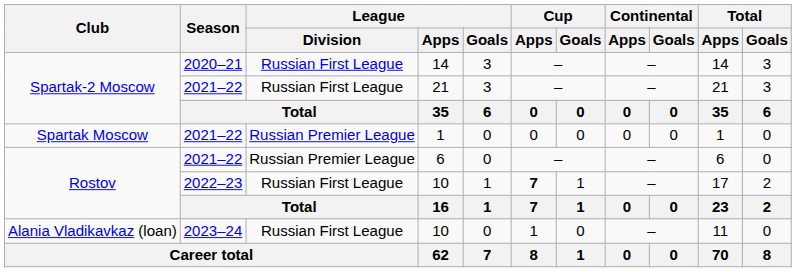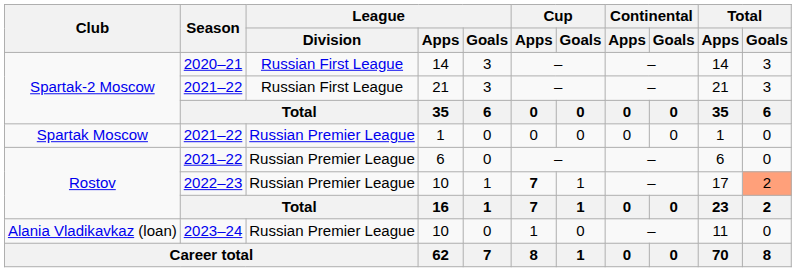(332, 183) Russian First League -> (332, 183) Russian Premier League
(767, 183) no background -> (767, 183) lightsalmon background
(332, 231) Russian First League -> (332, 231) Russian Premier League
